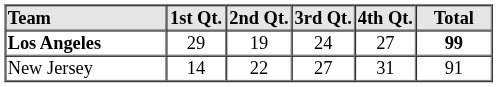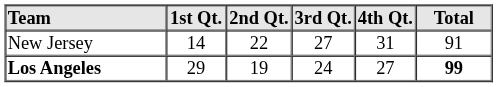rows swapped: (50, 68) <-> (54, 43)
